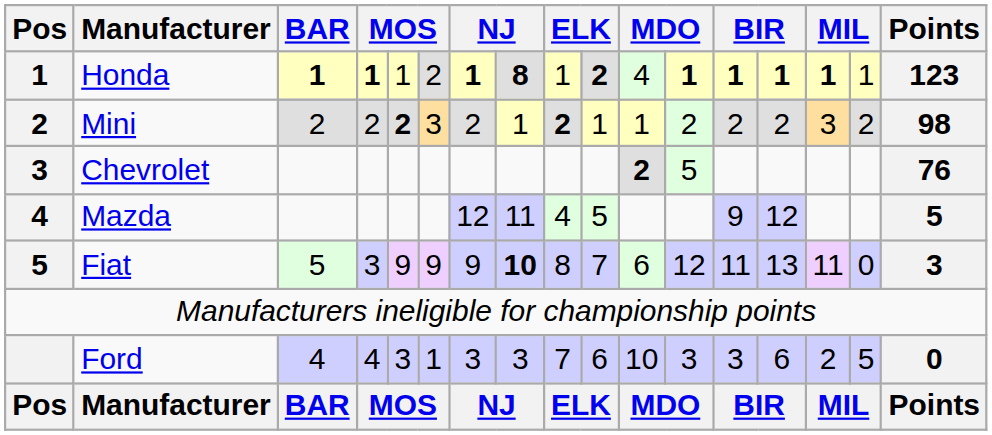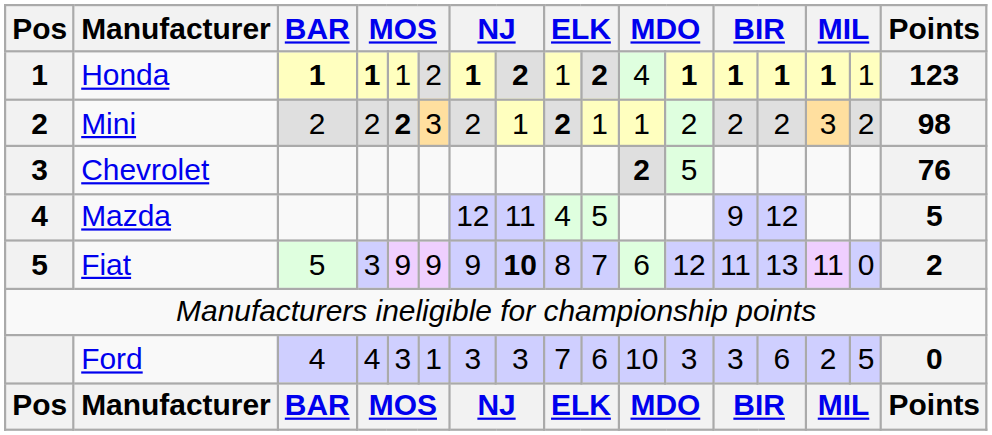(520, 75) 8 -> (520, 75) 2
(934, 264) 3 -> (934, 264) 2
